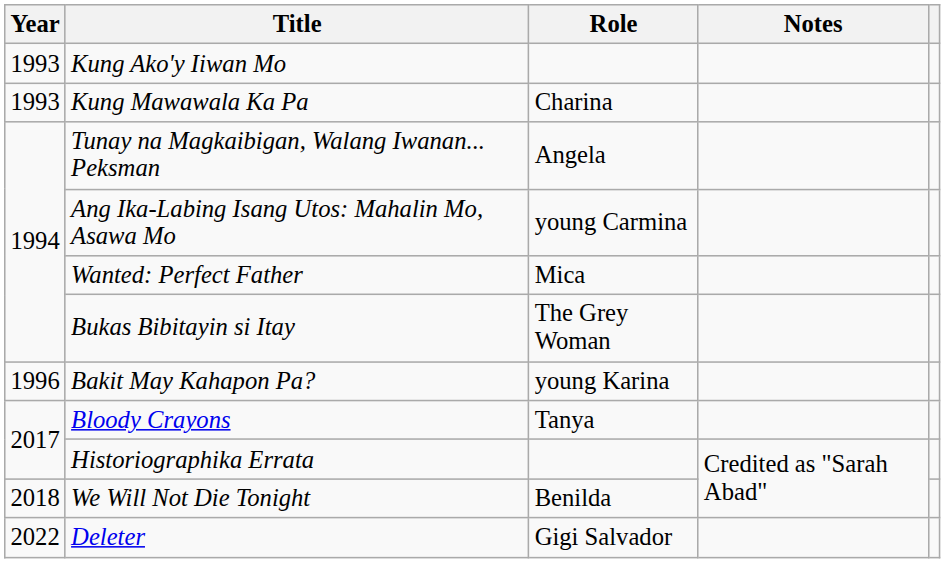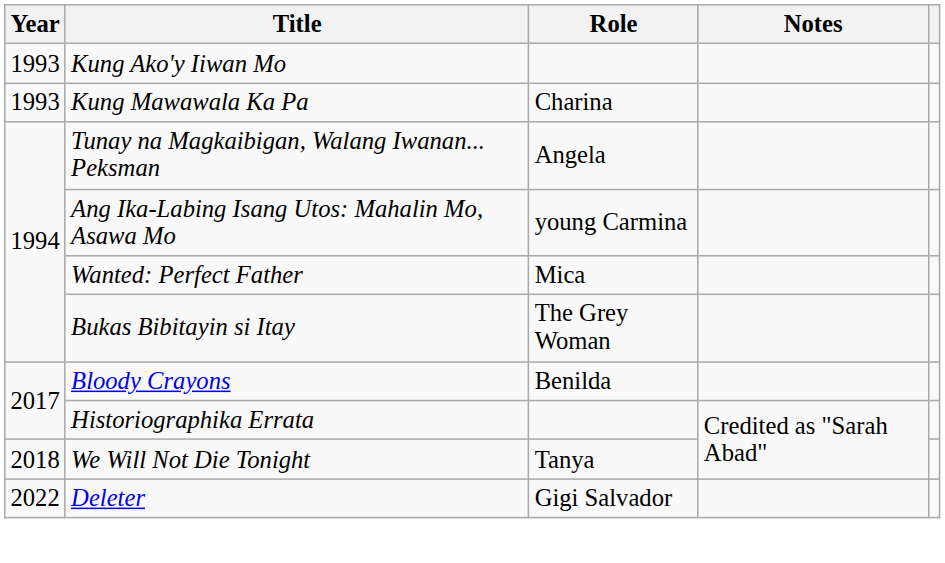- row: (193, 380)
(565, 419) Tanya -> (573, 380) Benilda
(573, 497) Benilda -> (565, 458) Tanya
